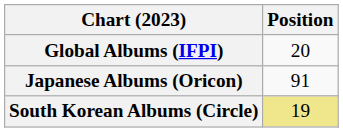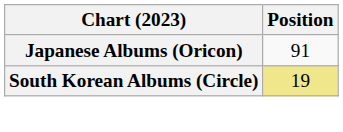- row: (134, 50)
